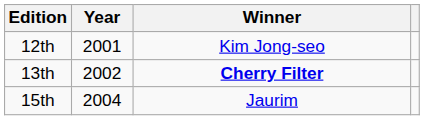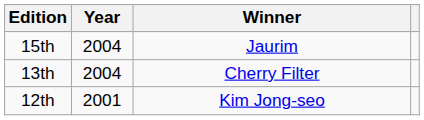rows swapped: (38, 100) <-> (38, 45)
(102, 73) 2002 -> (102, 73) 2004
(272, 73) bold -> (272, 73) normal
